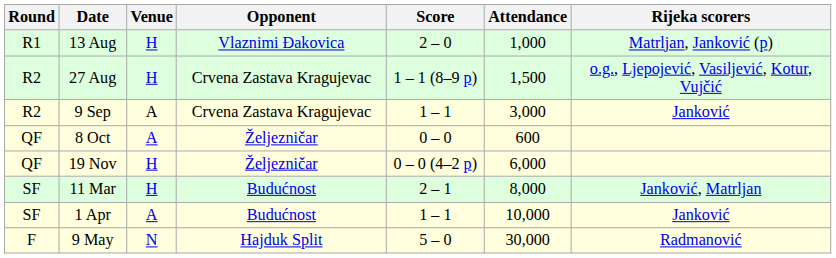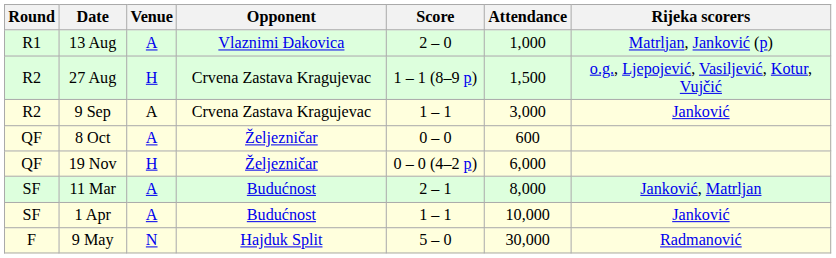(152, 42) H -> (152, 42) A
(152, 189) H -> (152, 189) A
